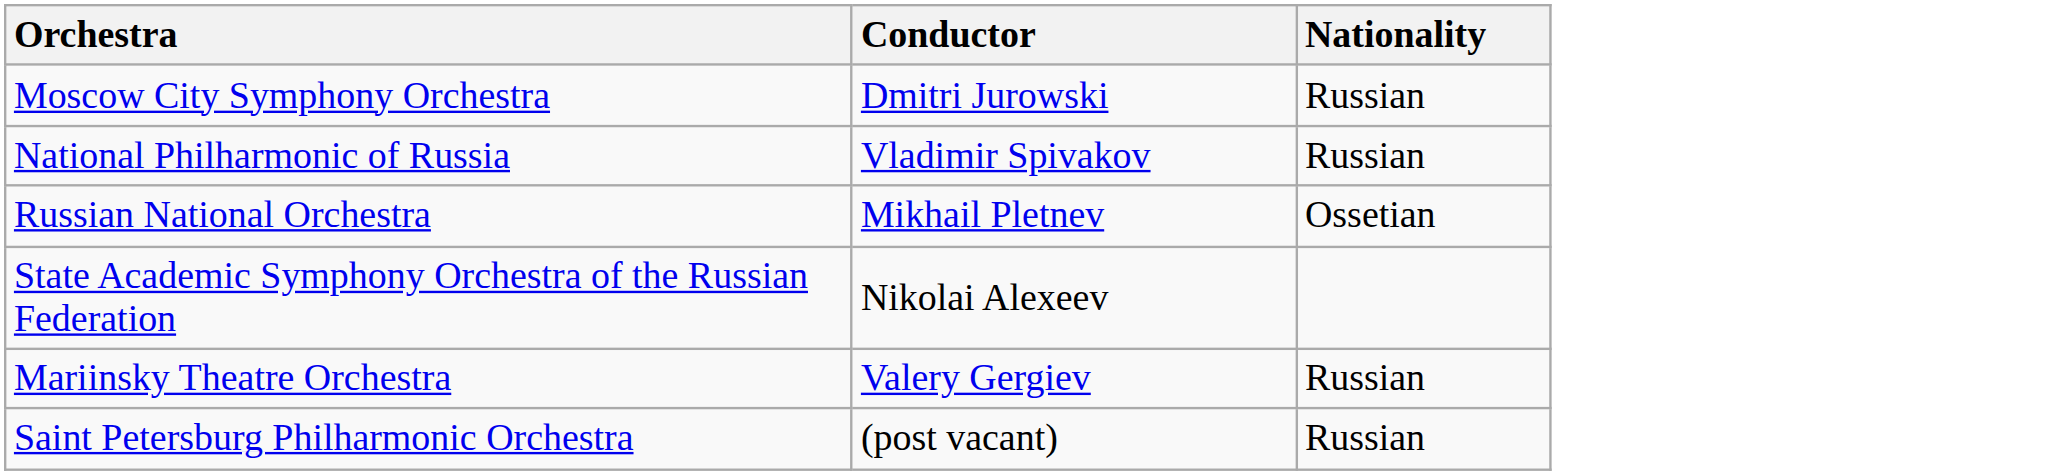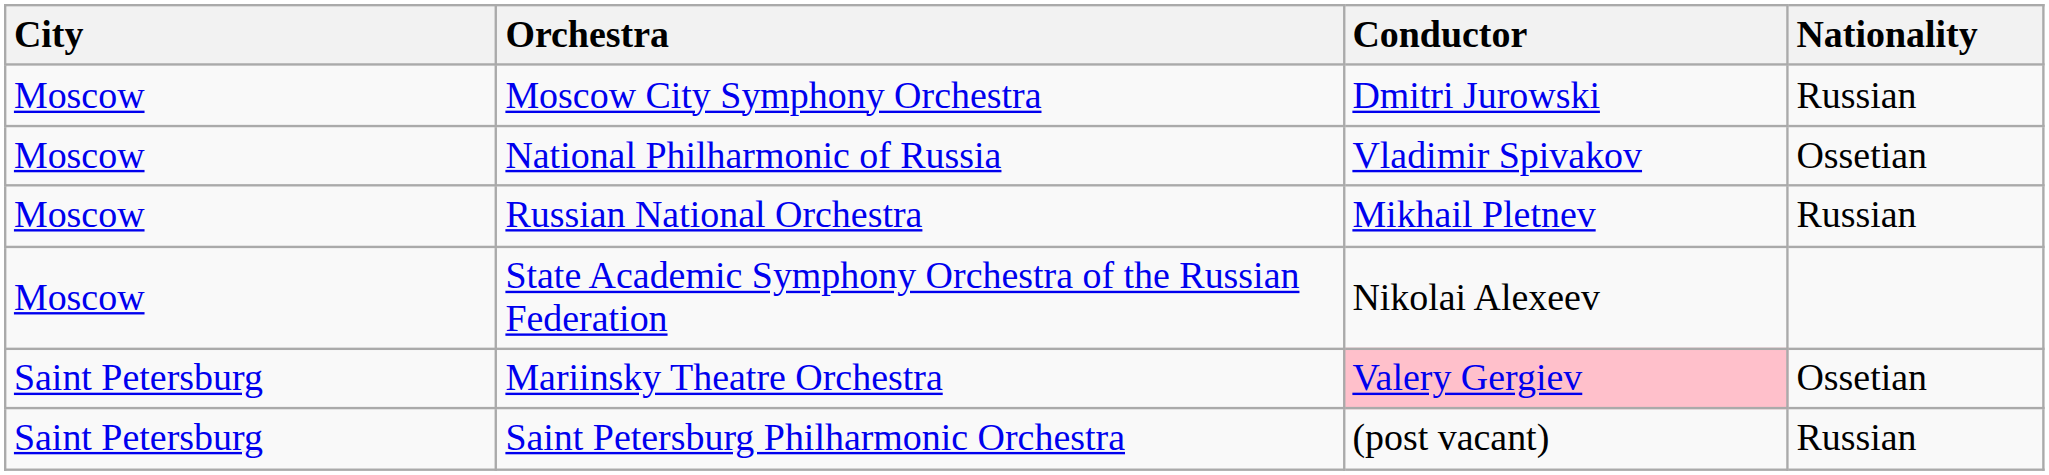+ column: (49, 34)
(1365, 154) Russian -> (1862, 154) Ossetian
(1370, 214) Ossetian -> (1857, 214) Russian
(976, 377) no background -> (1467, 377) pink background
(1365, 377) Russian -> (1862, 377) Ossetian
